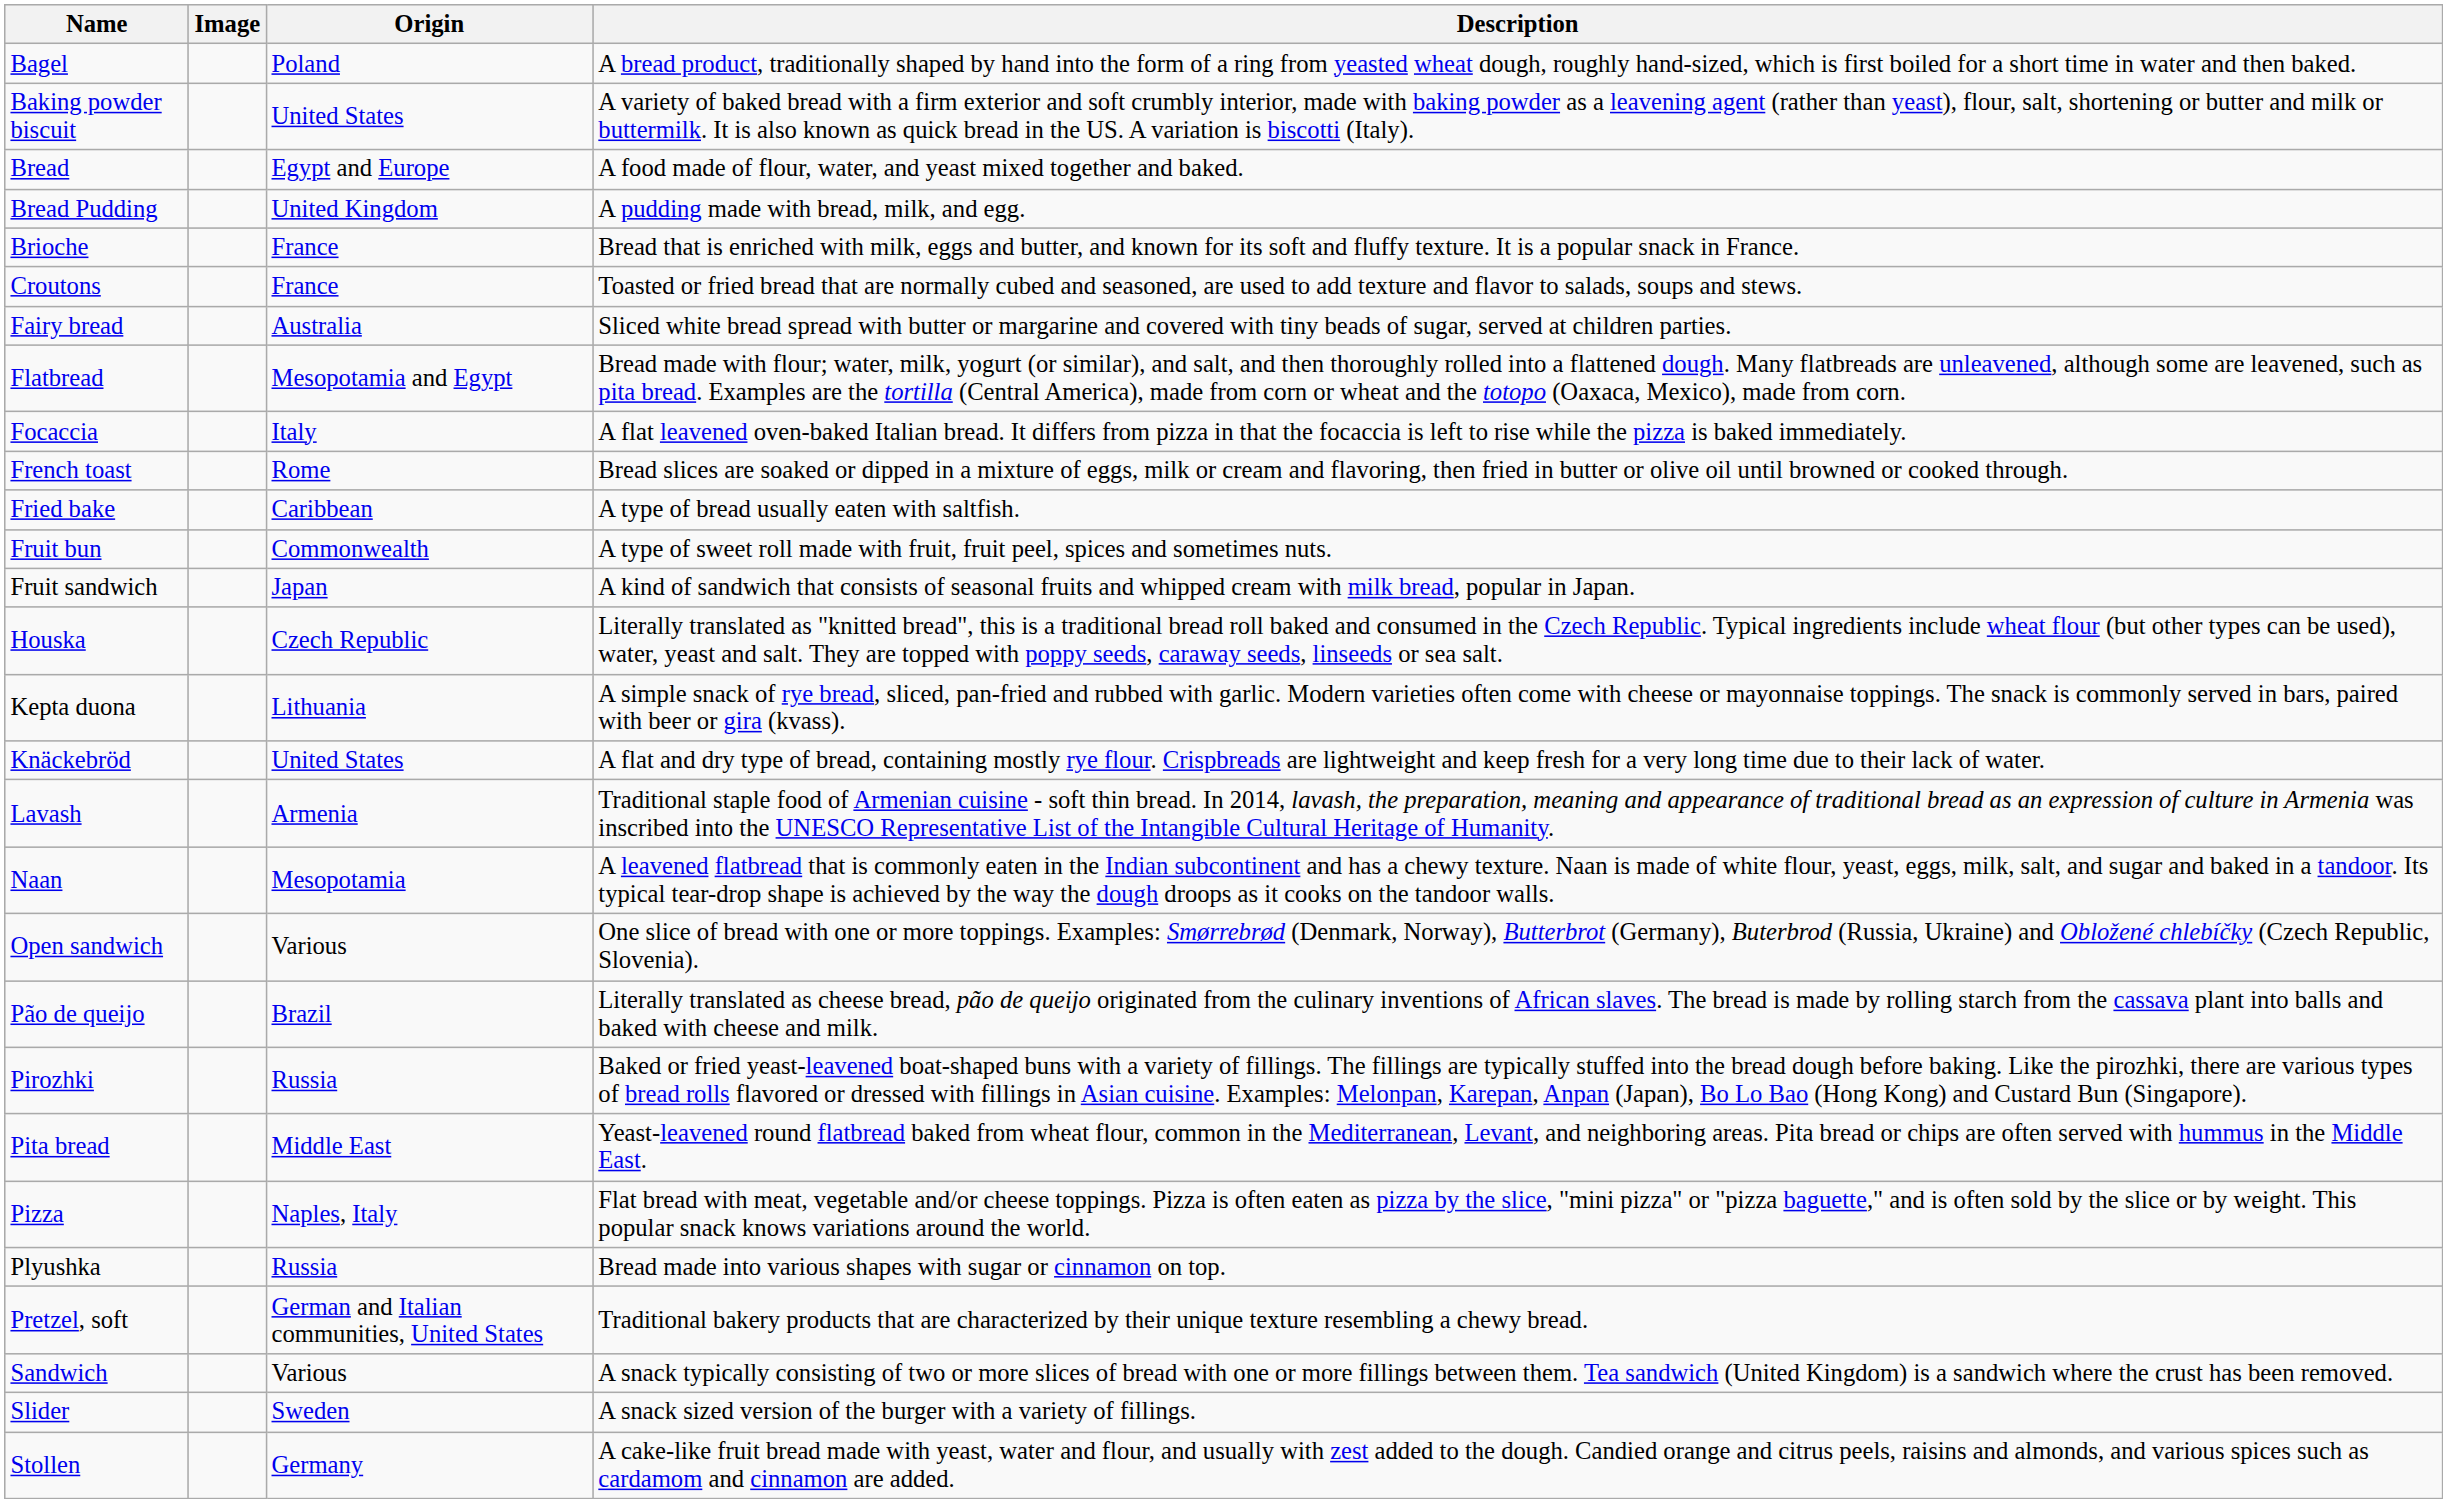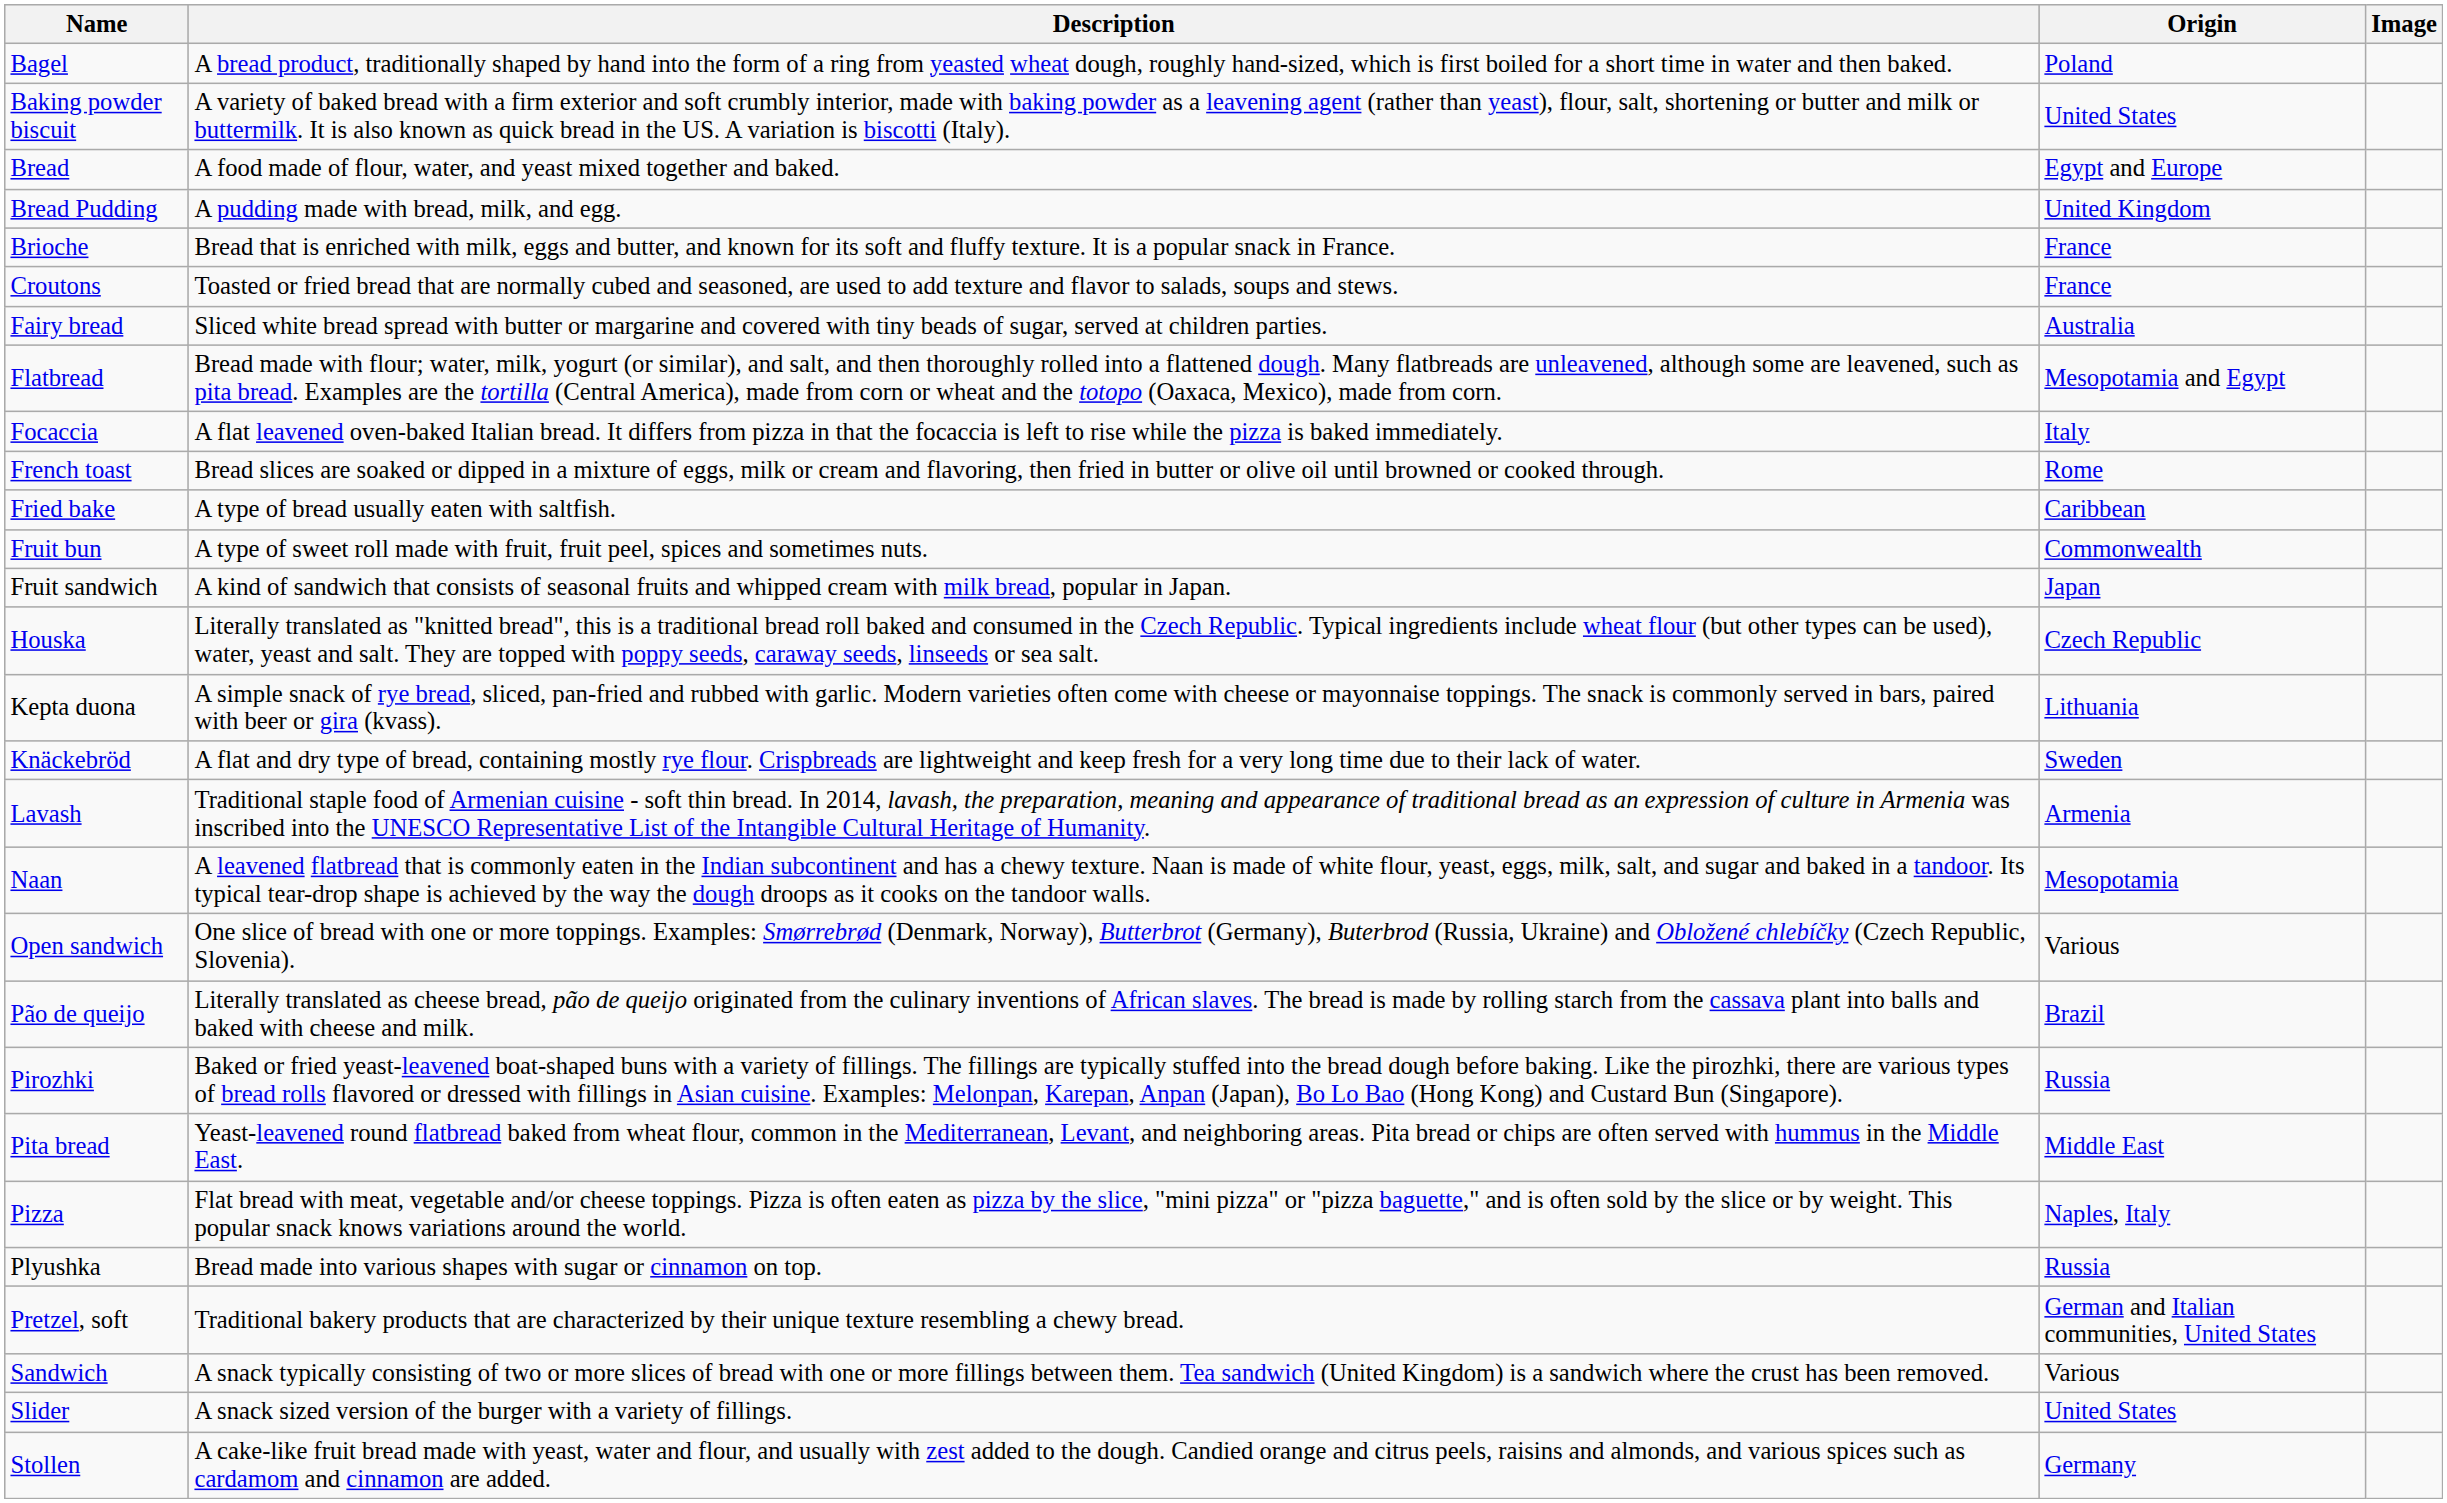columns swapped: (227, 24) <-> (1518, 24)
(338, 760) United States -> (2083, 760) Sweden
(311, 1411) Sweden -> (2110, 1411) United States
